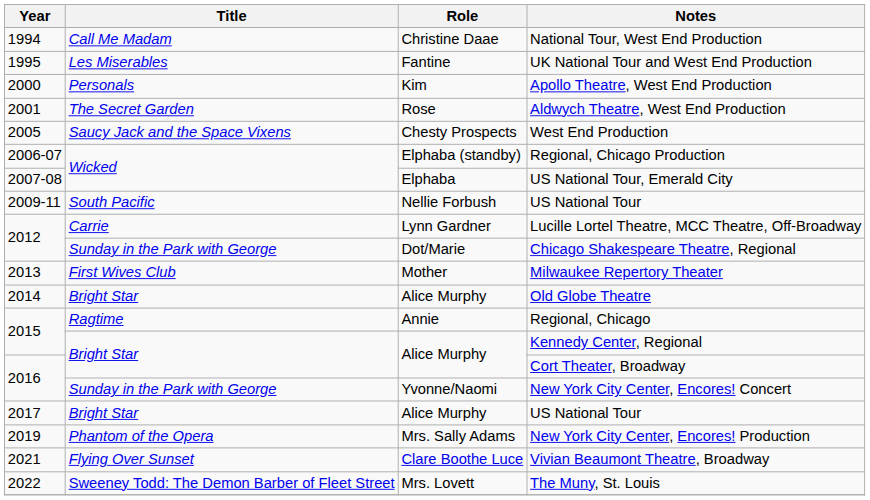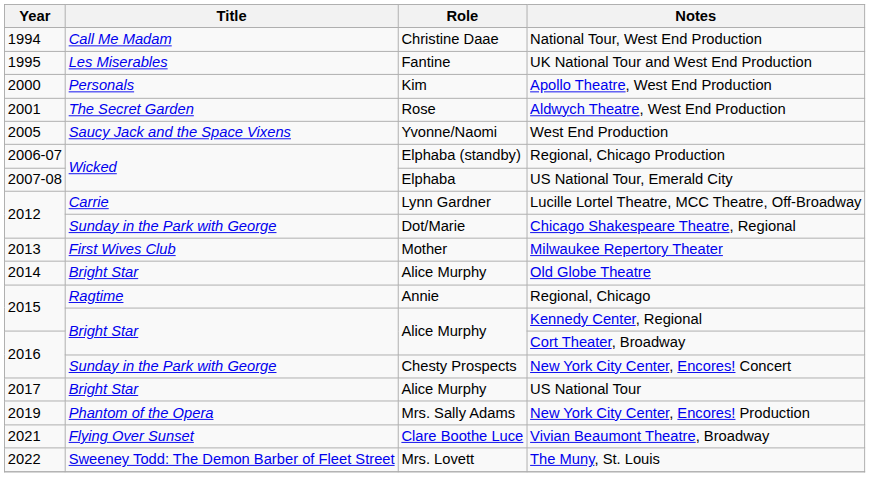(459, 132) Chesty Prospects -> (449, 132) Yvonne/Naomi
- row: (34, 202)
(449, 389) Yvonne/Naomi -> (459, 366) Chesty Prospects
